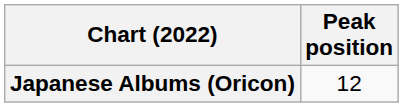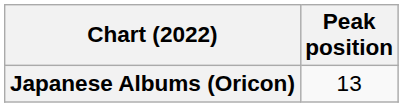(349, 83) 12 -> (349, 83) 13
